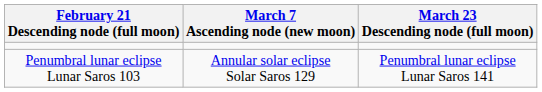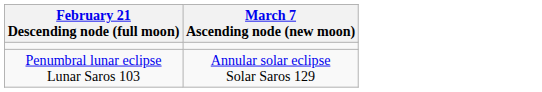- column: (448, 23)
